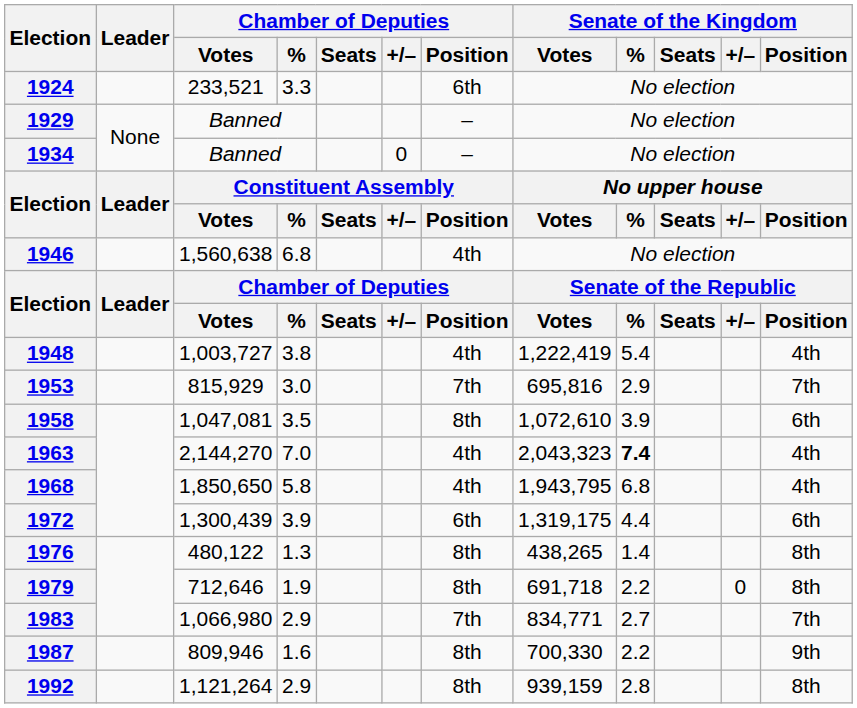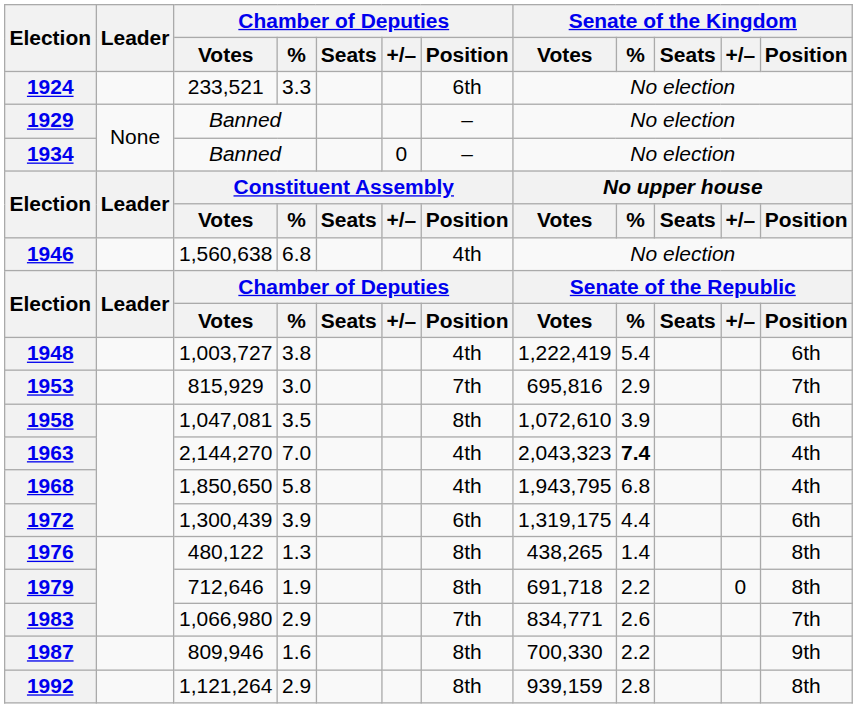(806, 353) 4th -> (806, 353) 6th
(636, 619) 2.7 -> (636, 619) 2.6
